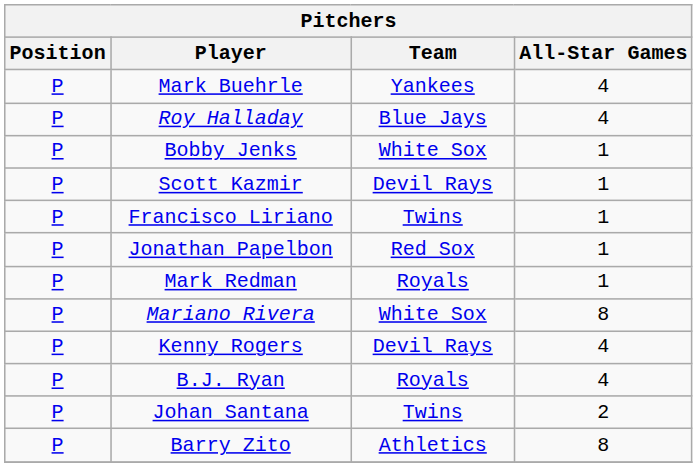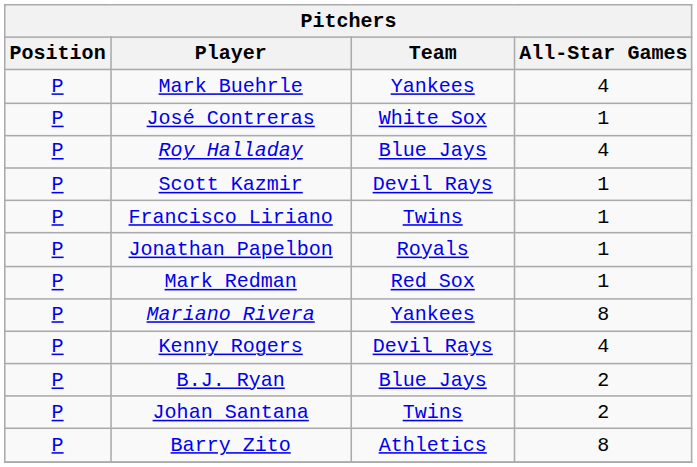+ row: (231, 119)
- row: (231, 152)
(433, 249) Red Sox -> (433, 249) Royals
(433, 282) Royals -> (433, 282) Red Sox
(433, 315) White Sox -> (433, 315) Yankees
(433, 380) Royals -> (433, 380) Blue Jays
(603, 380) 4 -> (603, 380) 2
